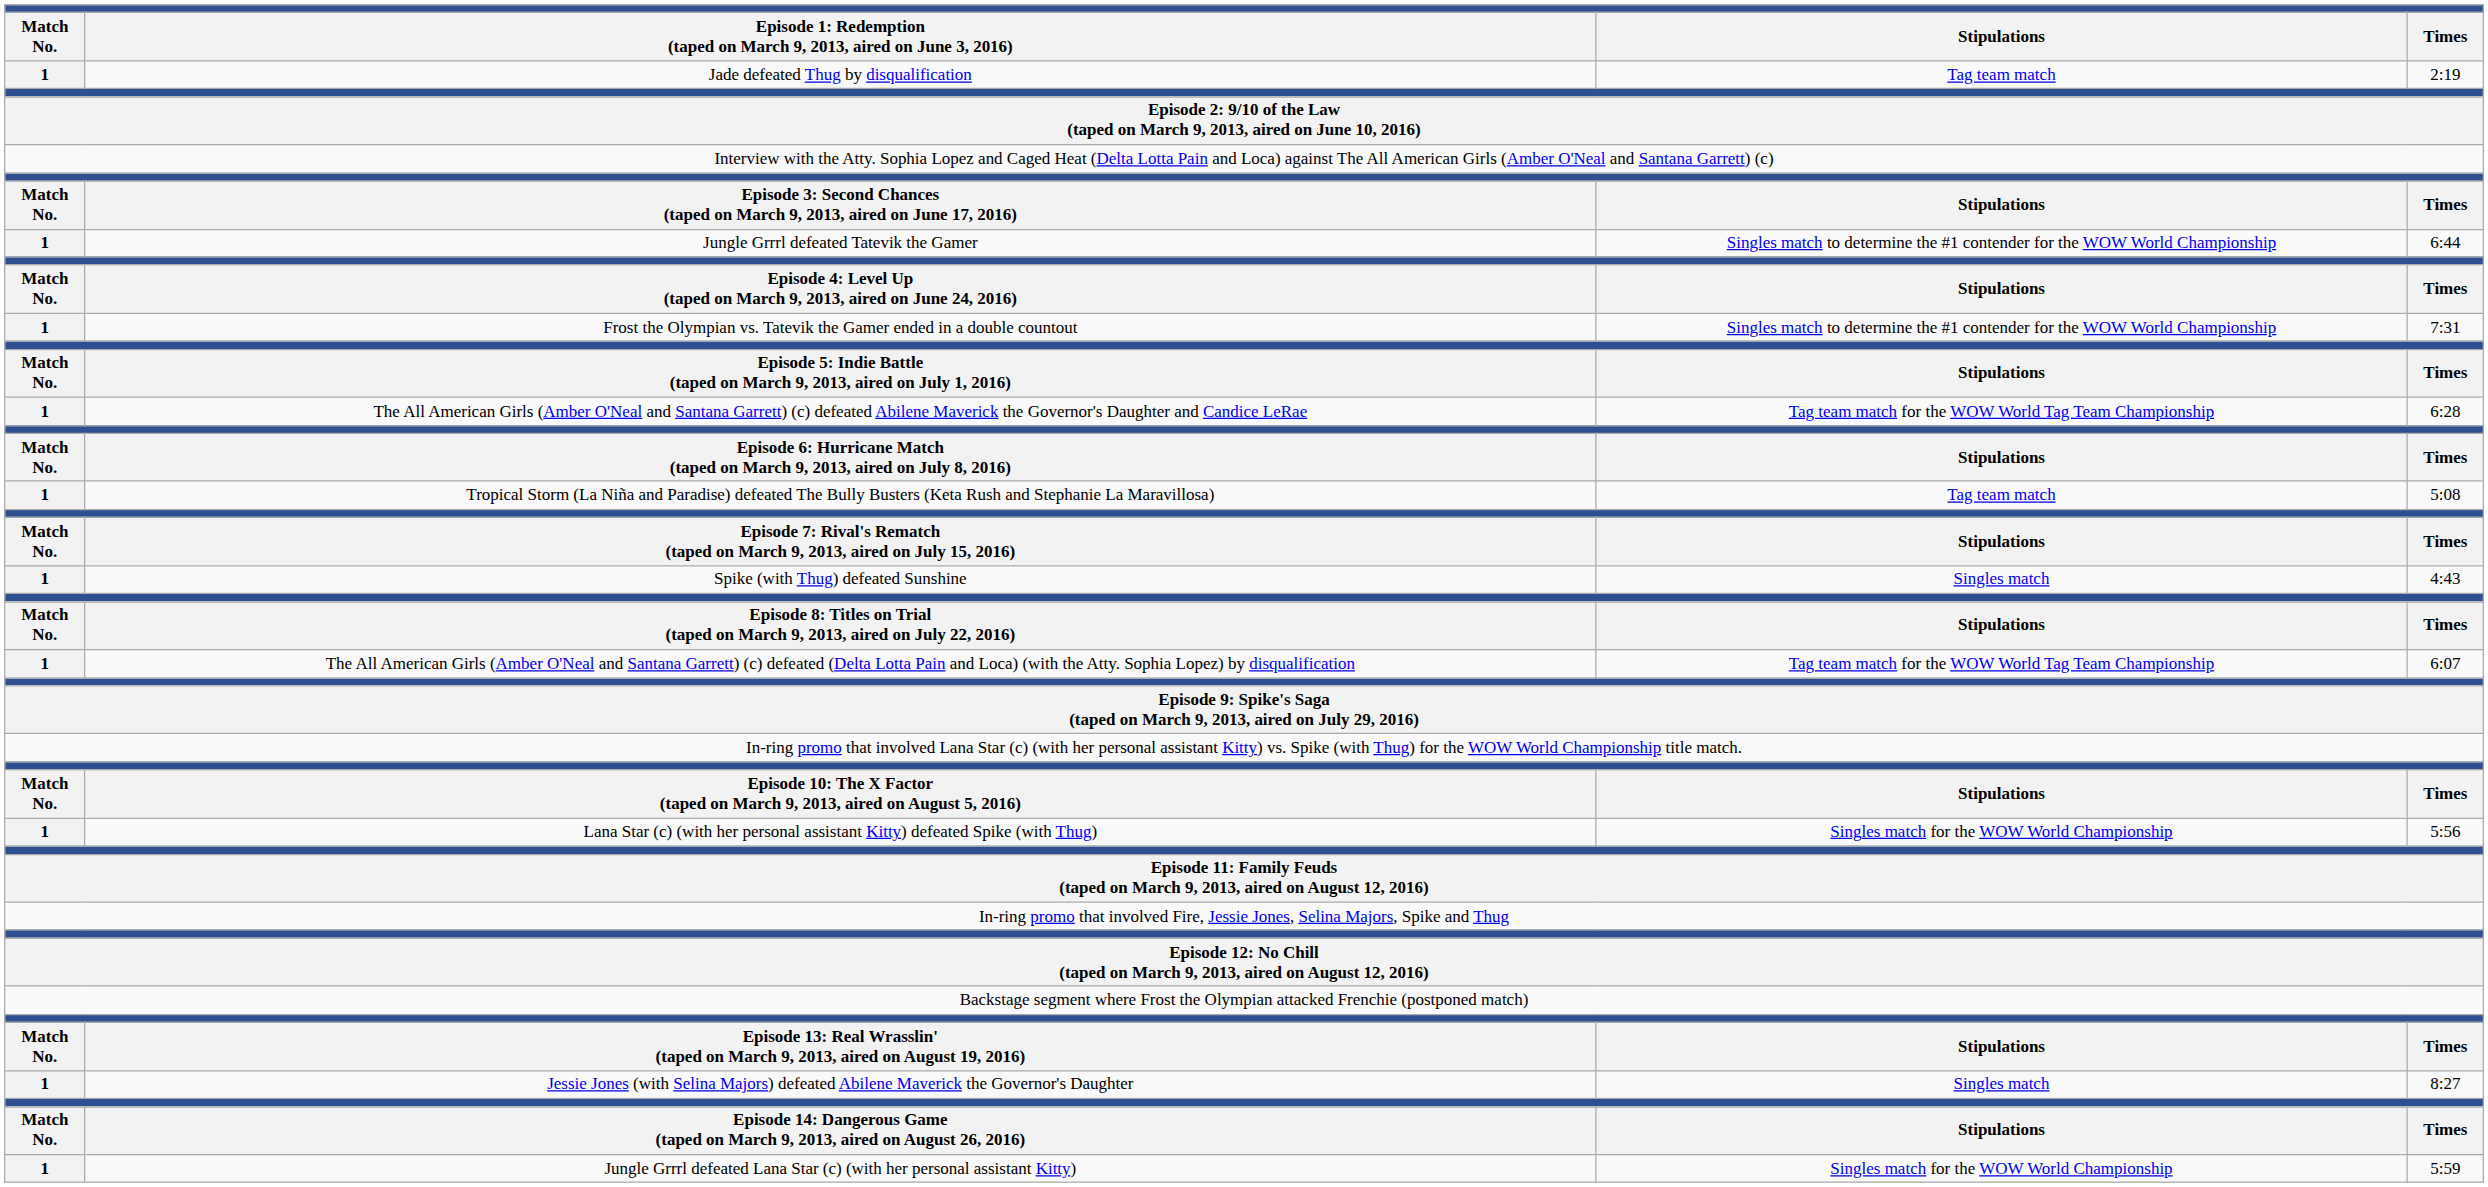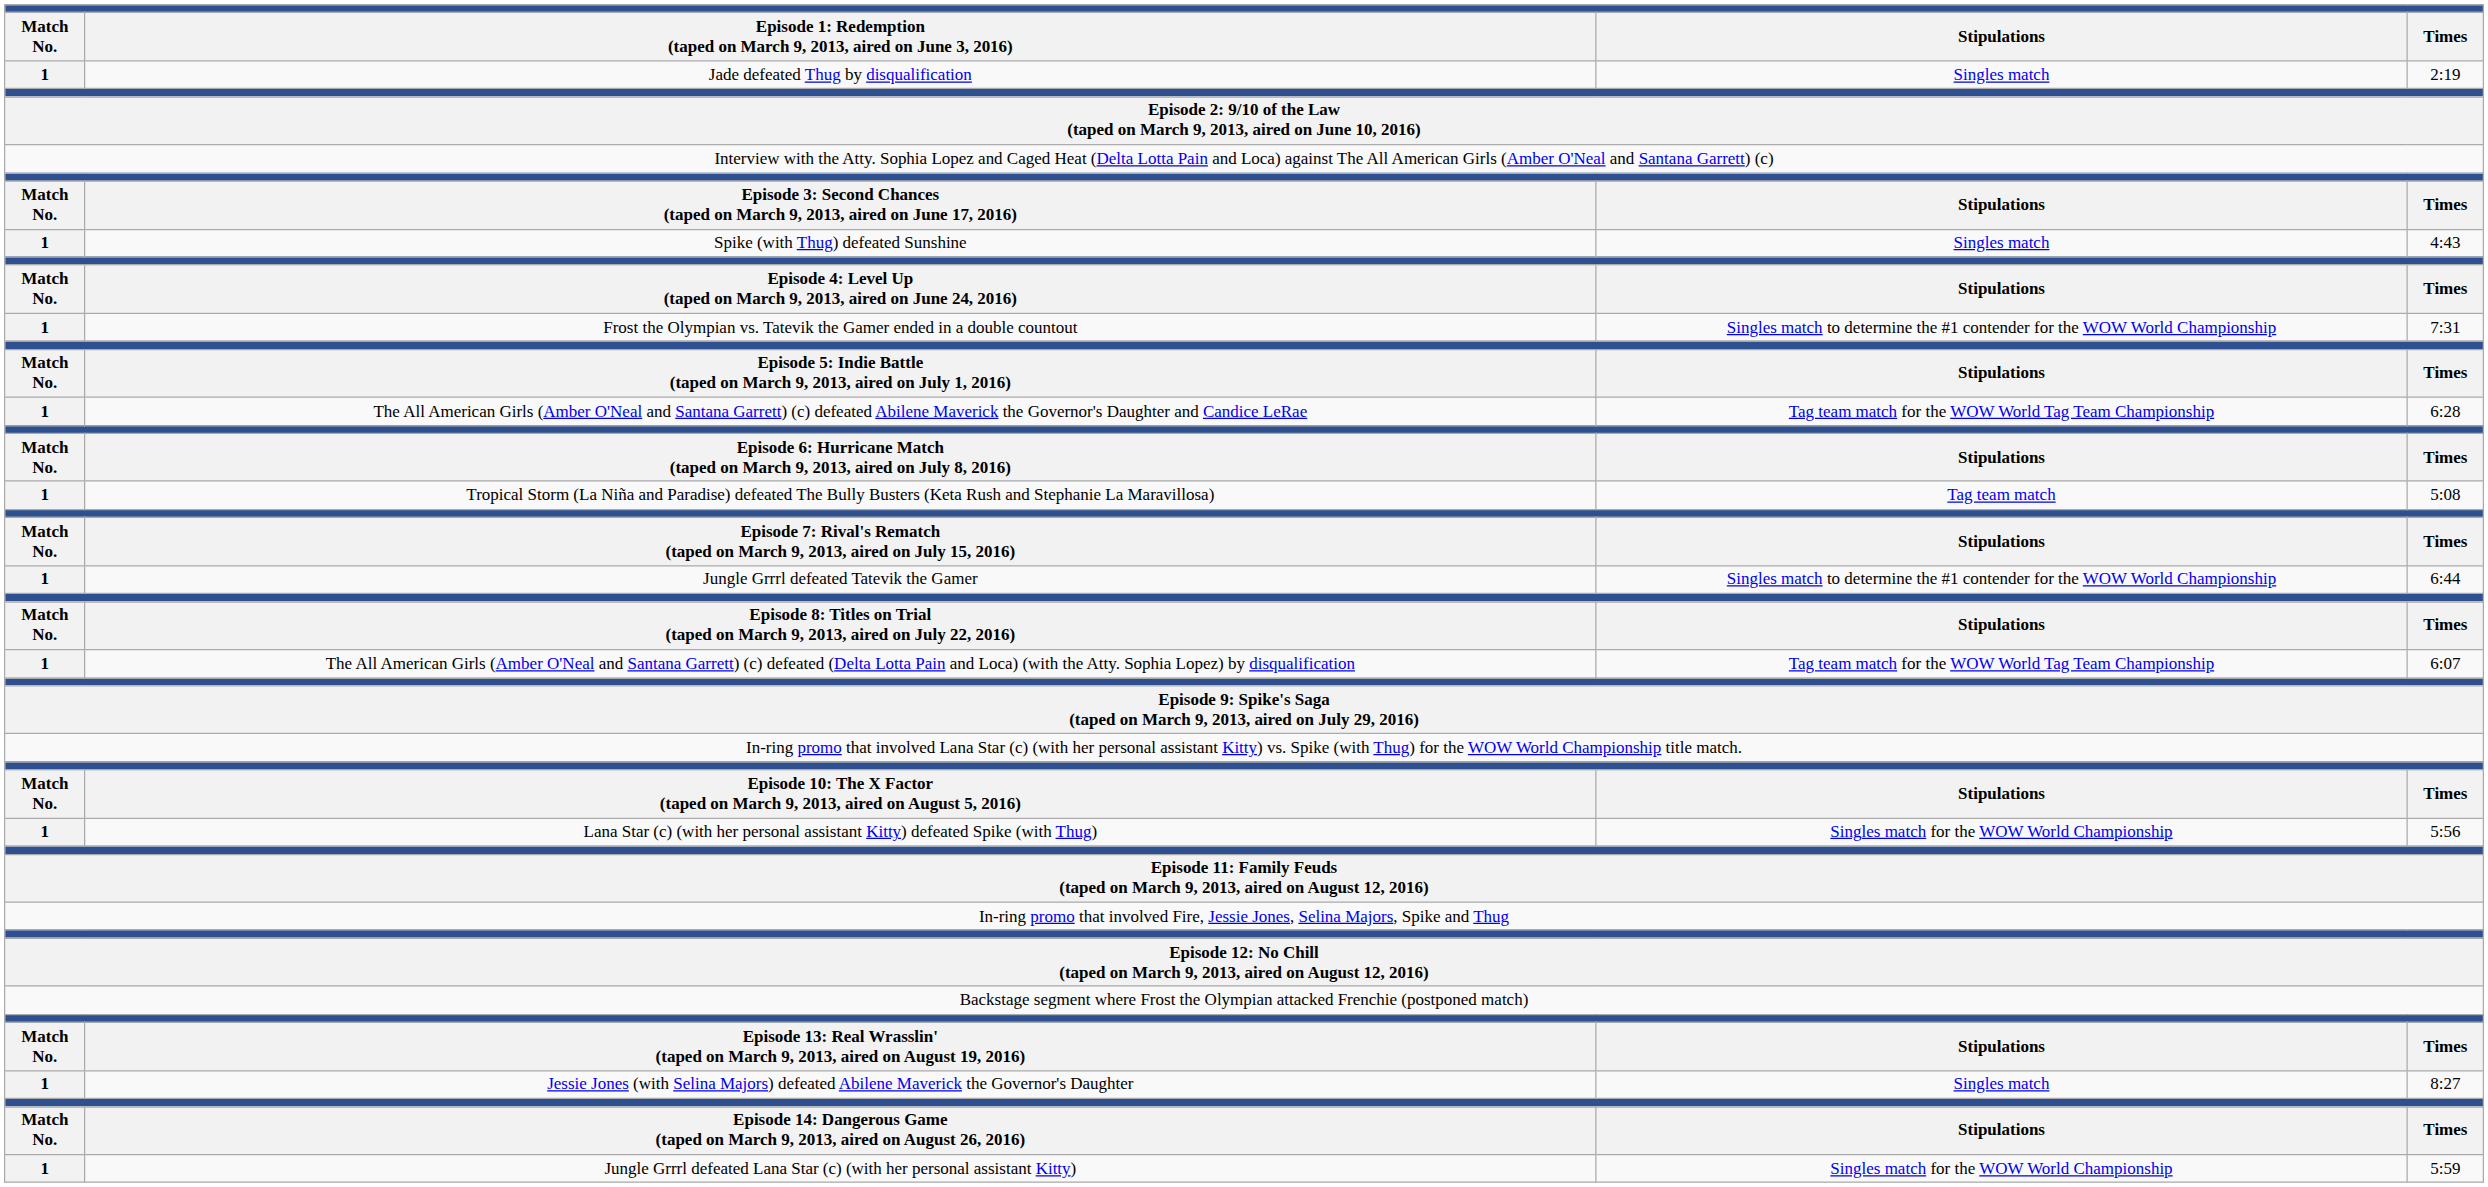(2002, 74) Tag team match -> (2002, 74) Singles match
rows swapped: (840, 579) <-> (840, 242)
